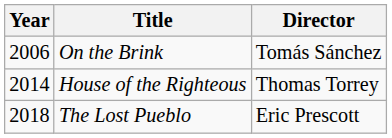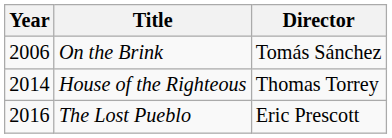(29, 116) 2018 -> (29, 116) 2016
